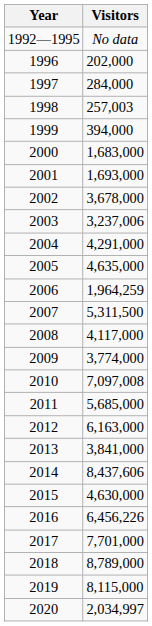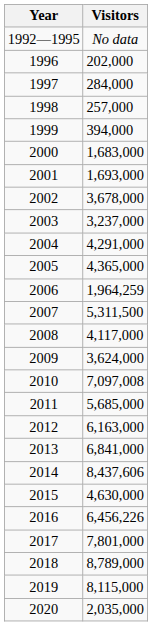(110, 107) 257,003 -> (110, 107) 257,000
(115, 221) 3,237,006 -> (115, 221) 3,237,000
(115, 267) 4,635,000 -> (115, 267) 4,365,000
(115, 358) 3,774,000 -> (115, 358) 3,624,000
(115, 449) 3,841,000 -> (115, 449) 6,841,000
(115, 541) 7,701,000 -> (115, 541) 7,801,000
(115, 609) 2,034,997 -> (115, 609) 2,035,000
